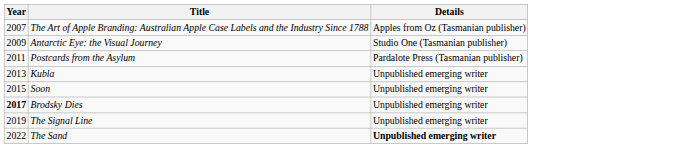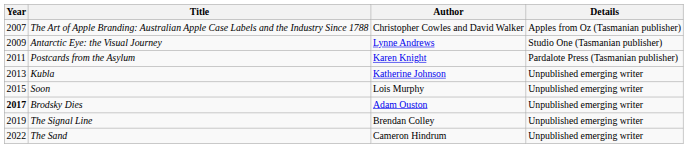+ column: (448, 12)
(434, 136) bold -> (586, 136) normal
